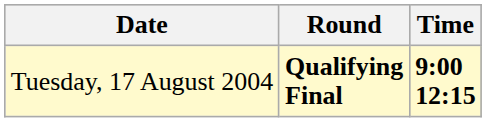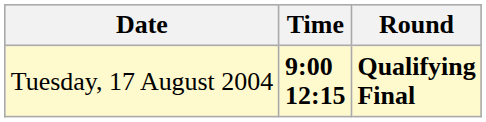columns swapped: (445, 25) <-> (344, 25)
